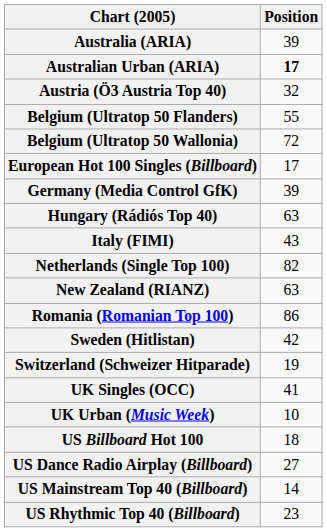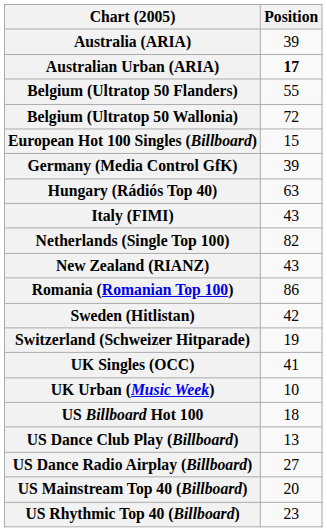- row: (133, 91)
(291, 166) 17 -> (291, 141) 15
(291, 290) 63 -> (291, 265) 43
+ row: (133, 439)
(291, 489) 14 -> (291, 489) 20
